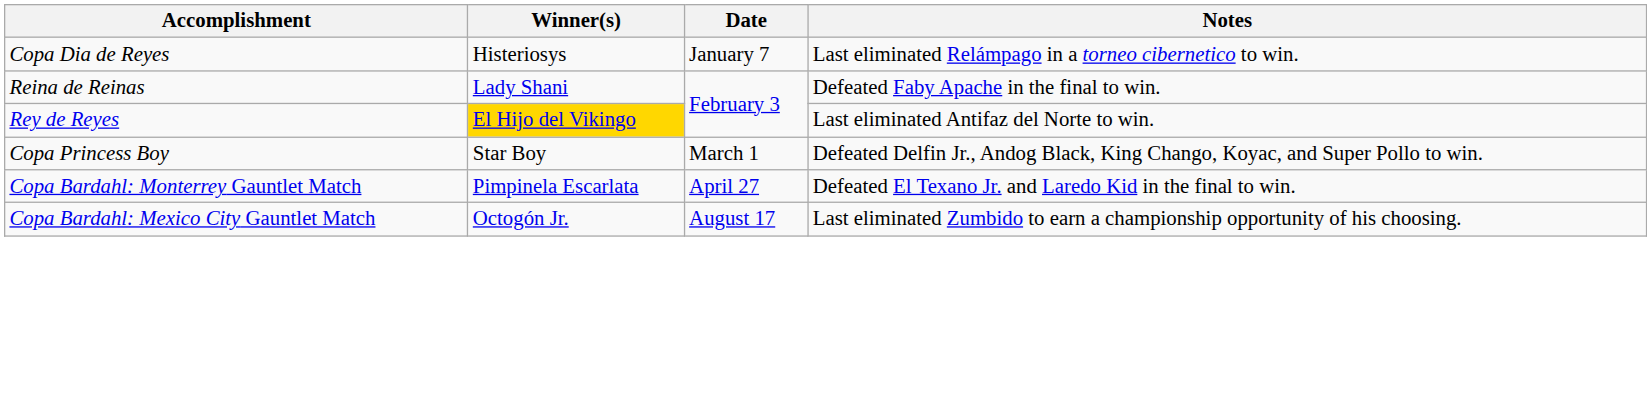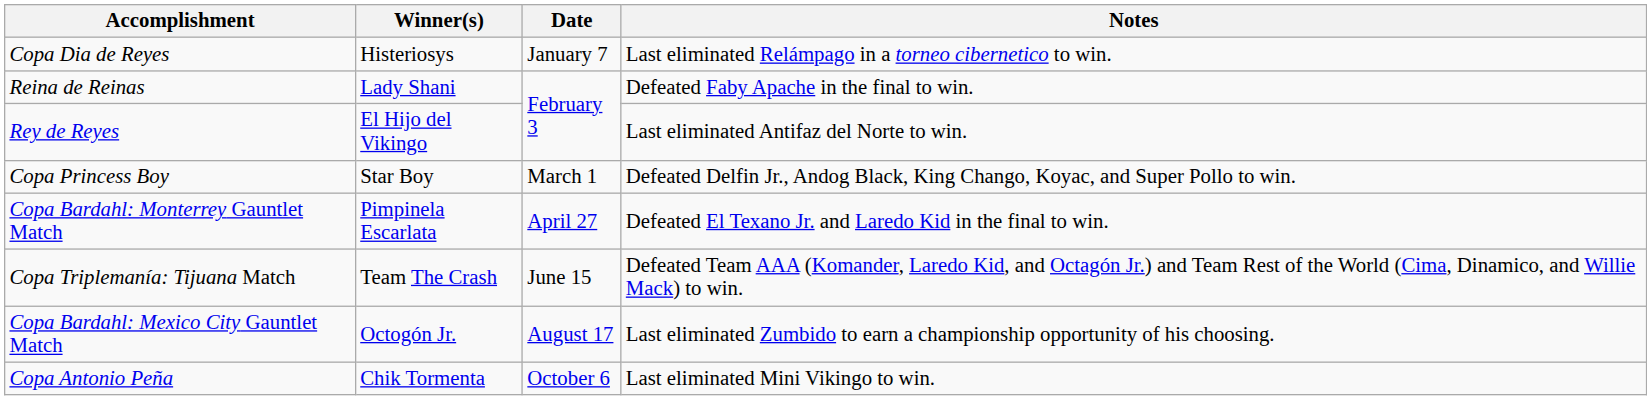(554, 119) gold background -> (406, 131) no background
+ row: (152, 277)
+ row: (91, 378)
